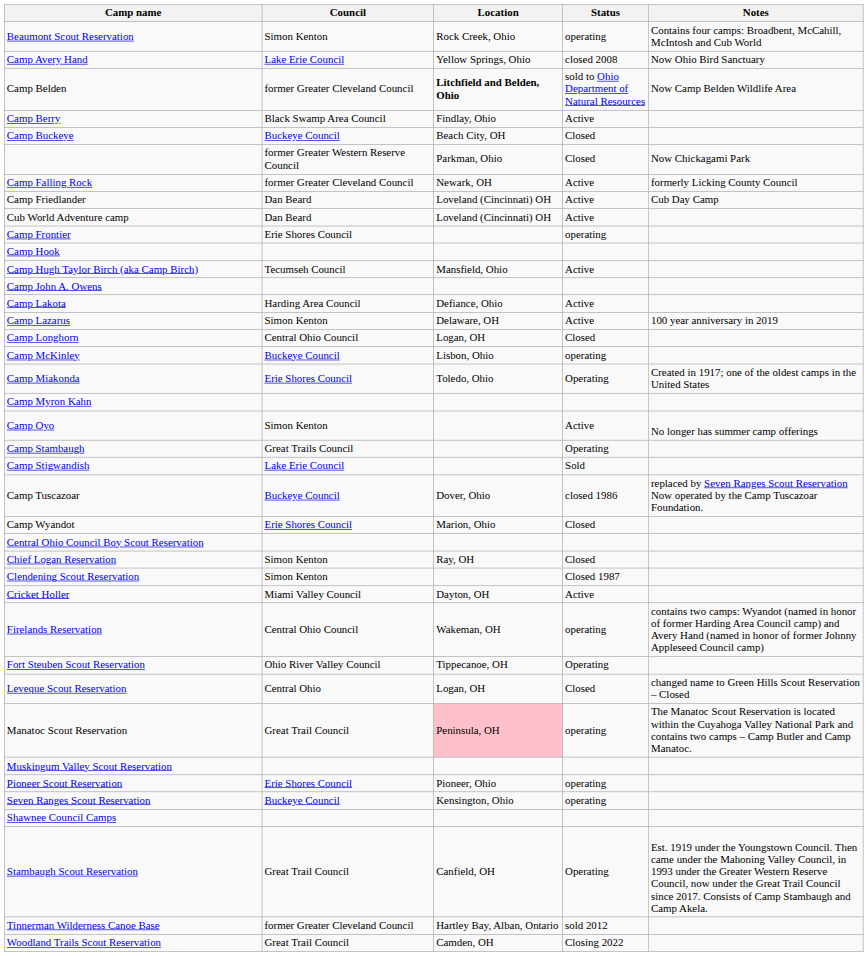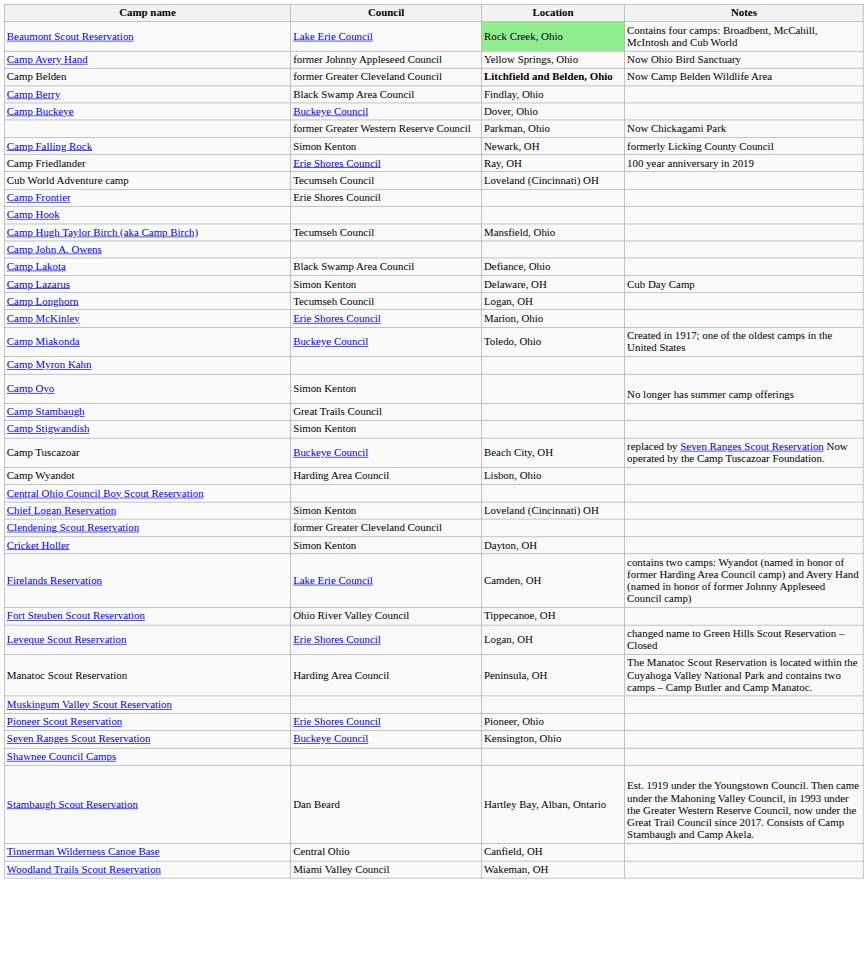- column: (606, 13)
(296, 36) Simon Kenton -> (333, 36) Lake Erie Council
(476, 36) no background -> (523, 36) lightgreen background
(304, 59) Lake Erie Council -> (368, 59) former Johnny Appleseed Council
(471, 136) Beach City, OH -> (511, 111) Dover, Ohio
(339, 182) former Greater Cleveland Council -> (325, 146) Simon Kenton
(288, 200) Dan Beard -> (337, 163) Erie Shores Council
(494, 200) Loveland (Cincinnati) OH -> (503, 163) Ray, OH
(685, 200) Cub Day Camp -> (691, 163) 100 year anniversary in 2019
(288, 217) Dan Beard -> (334, 180) Tecumseh Council
(313, 303) Harding Area Council -> (354, 266) Black Swamp Area Council
(714, 320) 100 year anniversary in 2019 -> (661, 284) Cub Day Camp
(311, 338) Central Ohio Council -> (334, 301) Tecumseh Council
(302, 355) Buckeye Council -> (337, 318) Erie Shores Council
(465, 355) Lisbon, Ohio -> (514, 318) Marion, Ohio
(308, 378) Erie Shores Council -> (331, 342) Buckeye Council
(304, 466) Lake Erie Council -> (325, 429) Simon Kenton
(463, 495) Dover, Ohio -> (519, 452) Beach City, OH
(308, 525) Erie Shores Council -> (341, 476) Harding Area Council
(466, 525) Marion, Ohio -> (513, 476) Lisbon, Ohio
(455, 559) Ray, OH -> (541, 510) Loveland (Cincinnati) OH
(296, 576) Simon Kenton -> (368, 527) former Greater Cleveland Council
(313, 594) Miami Valley Council -> (325, 545) Simon Kenton
(311, 629) Central Ohio Council -> (333, 580) Lake Erie Council
(468, 629) Wakeman, OH -> (513, 580) Camden, OH
(293, 688) Central Ohio -> (337, 639) Erie Shores Council
(307, 730) Great Trail Council -> (341, 675) Harding Area Council
(468, 730) pink background -> (516, 675) no background
(307, 871) Great Trail Council -> (317, 804) Dan Beard
(466, 871) Canfield, OH -> (545, 804) Hartley Bay, Alban, Ontario
(339, 925) former Greater Cleveland Council -> (321, 852) Central Ohio
(497, 925) Hartley Bay, Alban, Ontario -> (513, 852) Canfield, OH
(307, 943) Great Trail Council -> (341, 869) Miami Valley Council
(465, 943) Camden, OH -> (516, 869) Wakeman, OH
